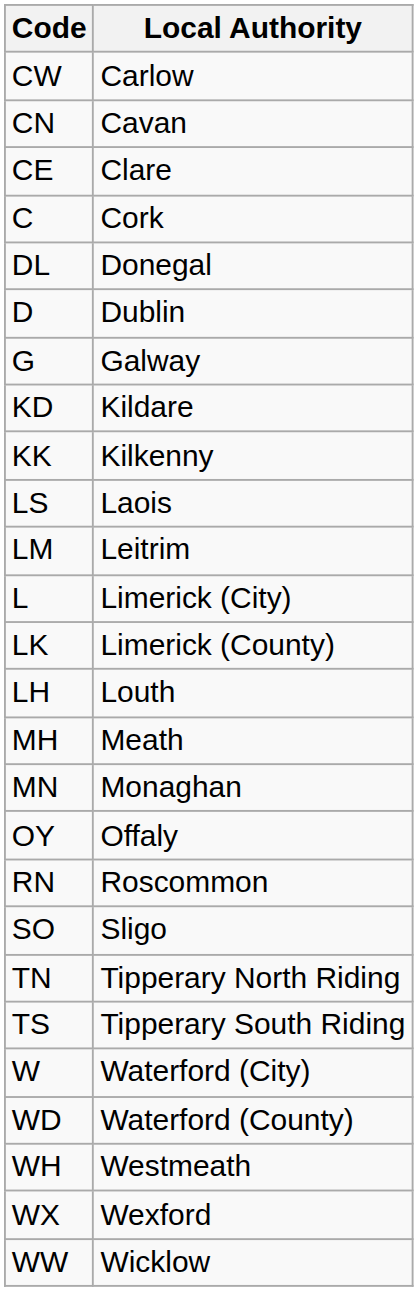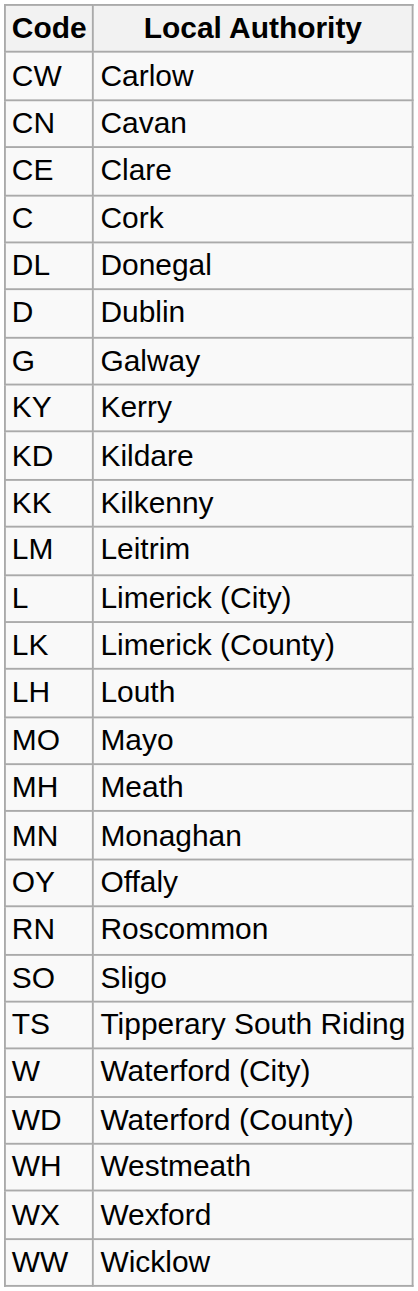+ row: (32, 407)
- row: (30, 502)
+ row: (36, 739)
- row: (32, 977)
